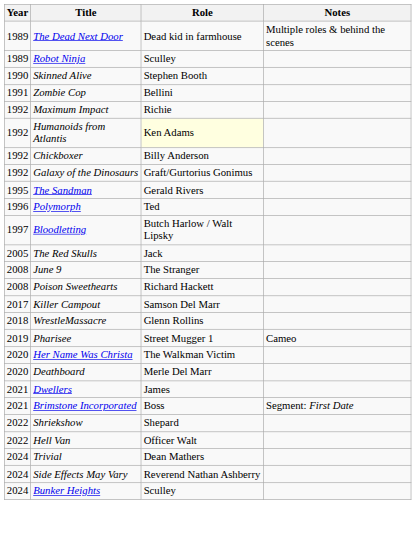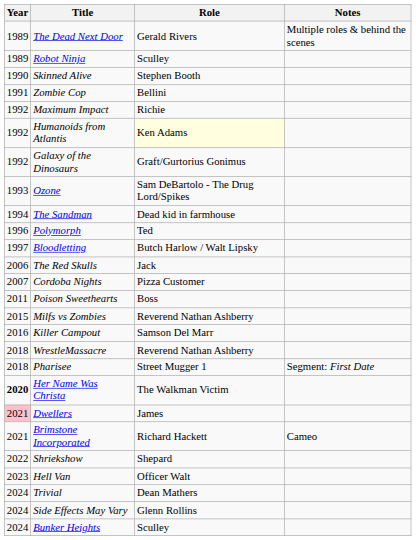(193, 36) Dead kid in farmhouse -> (167, 36) Gerald Rivers
- row: (58, 156)
+ row: (47, 191)
(18, 190) 1995 -> (18, 214) 1994
(174, 190) Gerald Rivers -> (186, 214) Dead kid in farmhouse
(18, 253) 2005 -> (18, 265) 2006
+ row: (67, 282)
- row: (47, 270)
(18, 287) 2008 -> (17, 299) 2011
(179, 287) Richard Hackett -> (147, 299) Boss
+ row: (70, 316)
(18, 304) 2017 -> (18, 333) 2016
(174, 321) Glenn Rollins -> (195, 350) Reverend Nathan Ashberry
(18, 338) 2019 -> (18, 367) 2018
(281, 338) Cameo -> (330, 367) Segment: First Date
(18, 355) normal -> (18, 390) bold
- row: (59, 372)
(18, 389) no background -> (18, 413) pink background
(154, 406) Boss -> (172, 436) Richard Hackett
(310, 406) Segment: First Date -> (302, 436) Cameo
(18, 440) 2022 -> (18, 476) 2023
(202, 474) Reverend Nathan Ashberry -> (167, 510) Glenn Rollins
